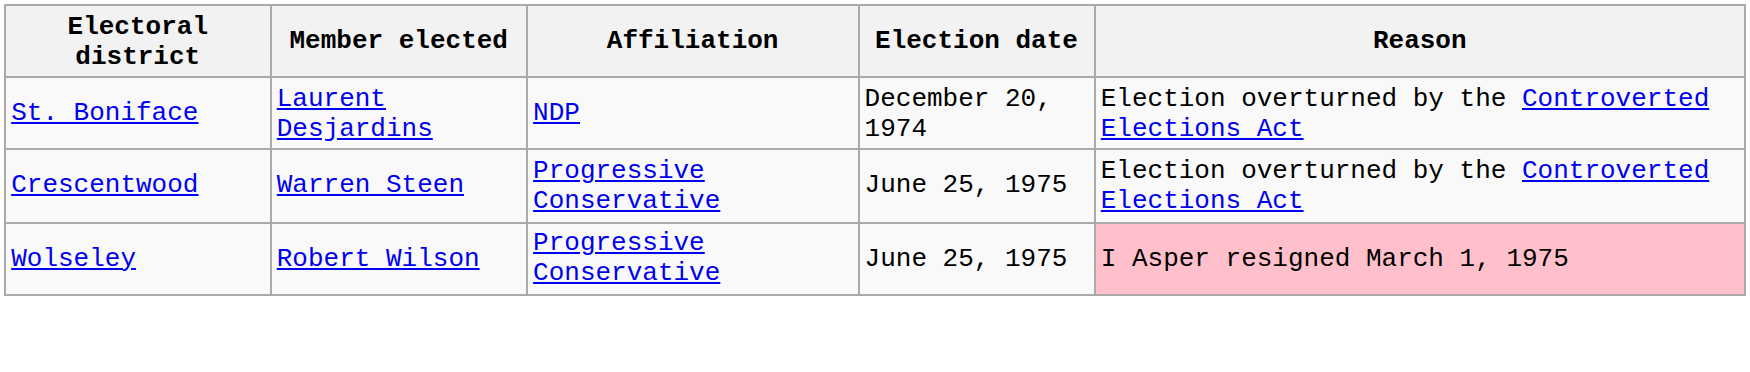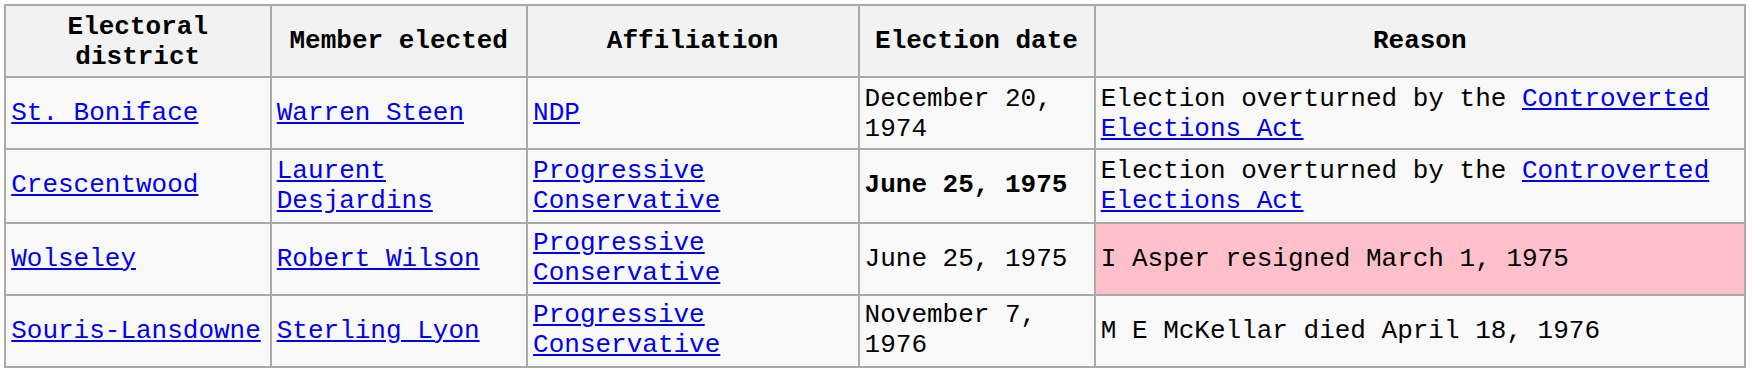(355, 114) Laurent Desjardins -> (370, 114) Warren Steen
(370, 186) Warren Steen -> (355, 186) Laurent Desjardins
(966, 186) normal -> (966, 186) bold
+ row: (136, 331)
